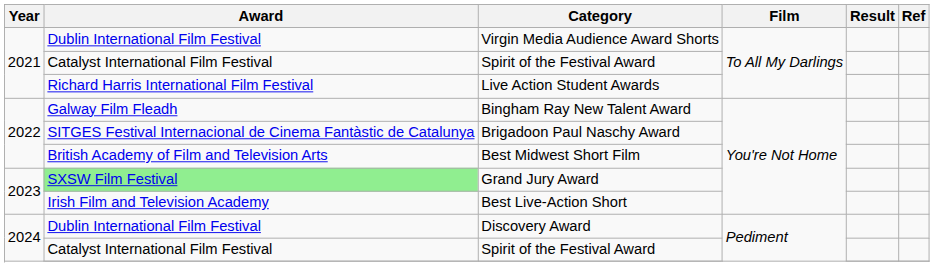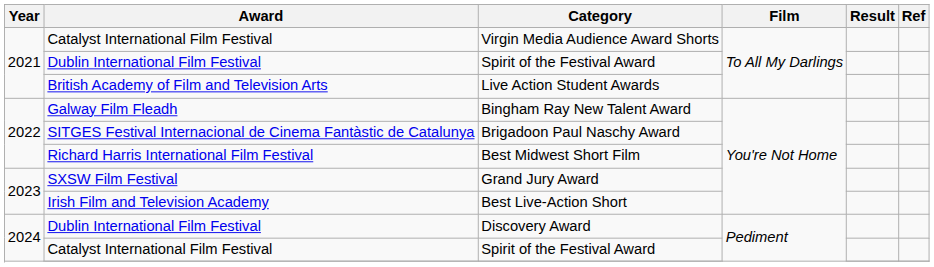(154, 39) Dublin International Film Festival -> (160, 39) Catalyst International Film Festival
(160, 62) Catalyst International Film Festival -> (154, 62) Dublin International Film Festival
(180, 86) Richard Harris International Film Festival -> (188, 86) British Academy of Film and Television Arts
(188, 156) British Academy of Film and Television Arts -> (180, 156) Richard Harris International Film Festival
(112, 179) lightgreen background -> (112, 179) no background
